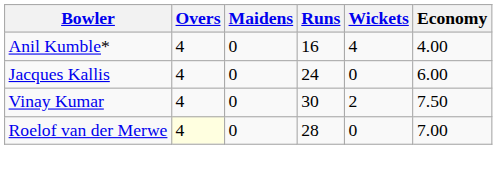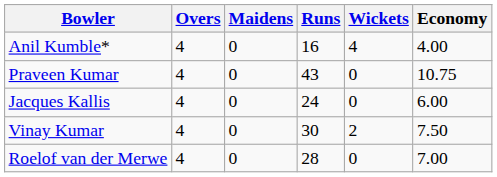+ row: (64, 74)
(180, 130) lightyellow background -> (180, 158) no background
